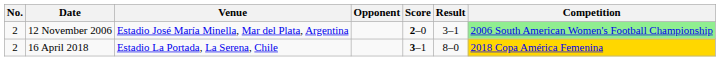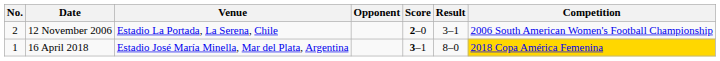(233, 30) Estadio José María Minella, Mar del Plata, Argentina -> (197, 30) Estadio La Portada, La Serena, Chile
(592, 30) lightgreen background -> (592, 30) no background
(15, 47) 2 -> (15, 47) 1
(197, 47) Estadio La Portada, La Serena, Chile -> (233, 47) Estadio José María Minella, Mar del Plata, Argentina
